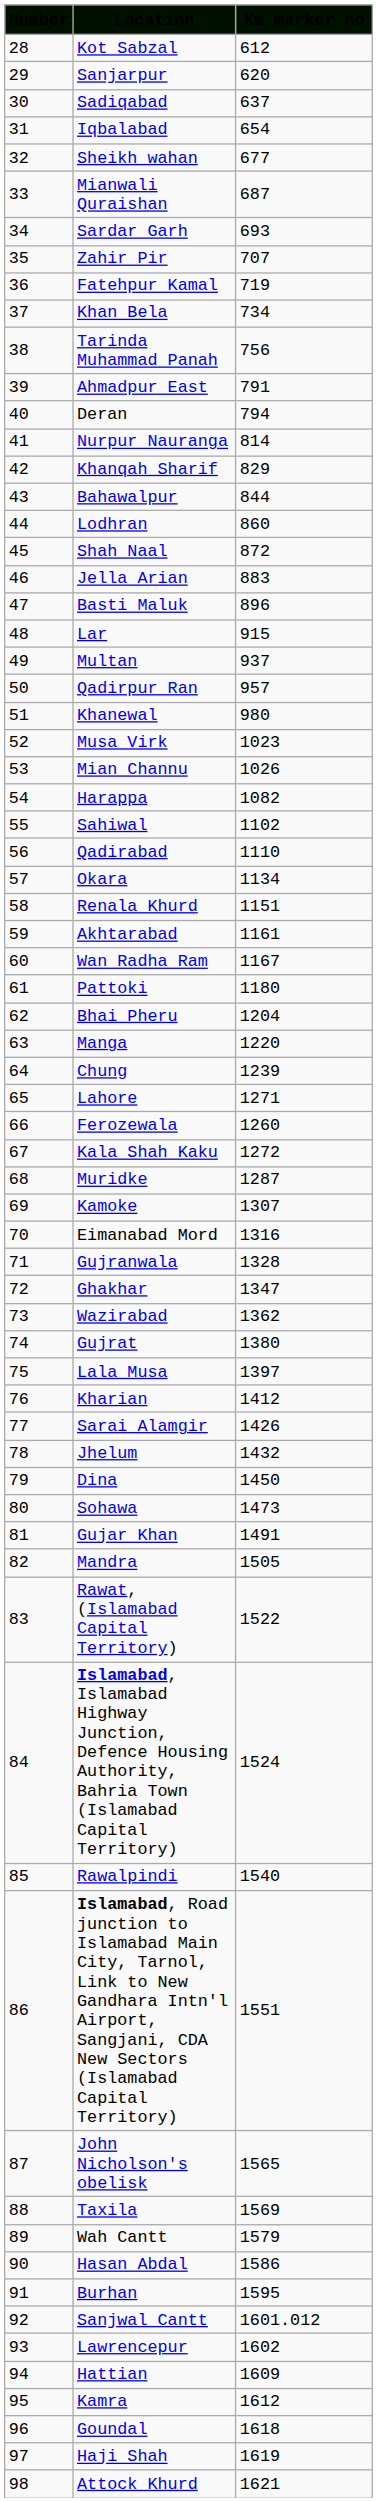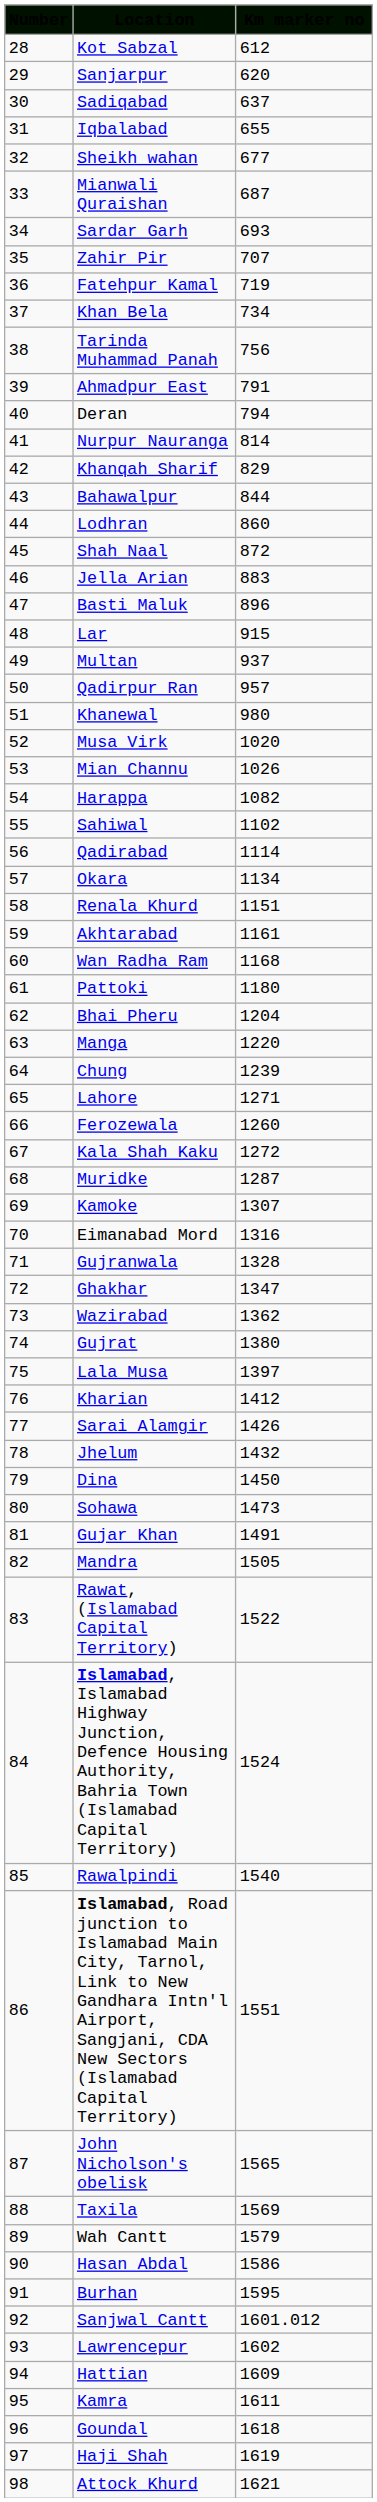(255, 130) 654 -> (255, 130) 655
(260, 743) 1023 -> (260, 743) 1020
(260, 852) 1110 -> (260, 852) 1114
(260, 962) 1167 -> (260, 962) 1168
(260, 2402) 1612 -> (260, 2402) 1611
